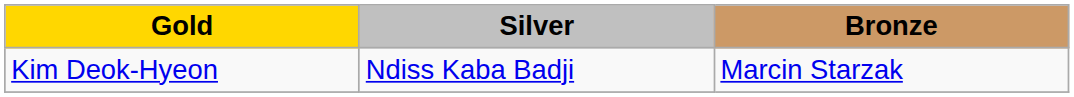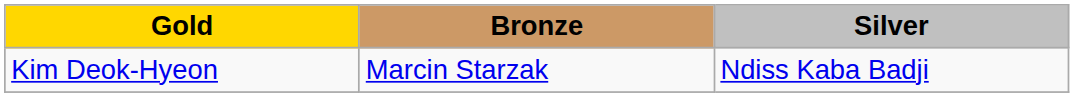columns swapped: (537, 26) <-> (891, 26)
